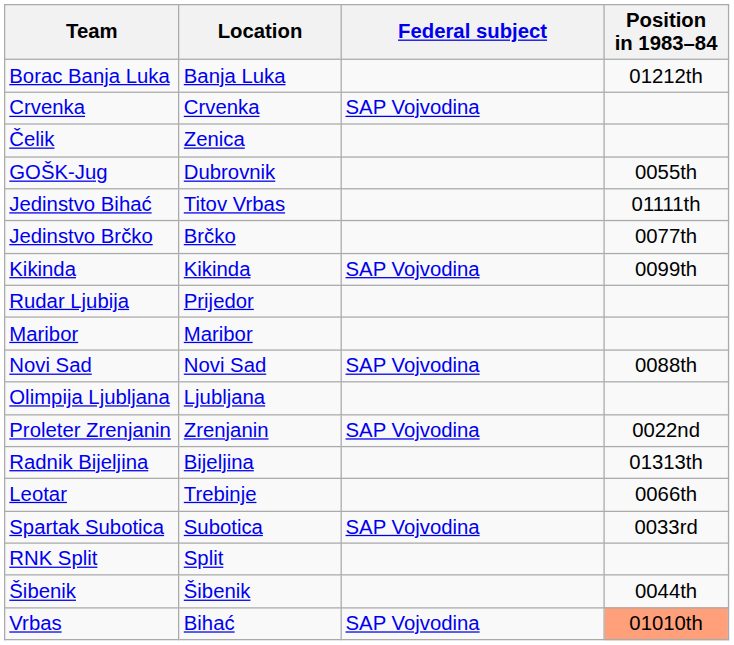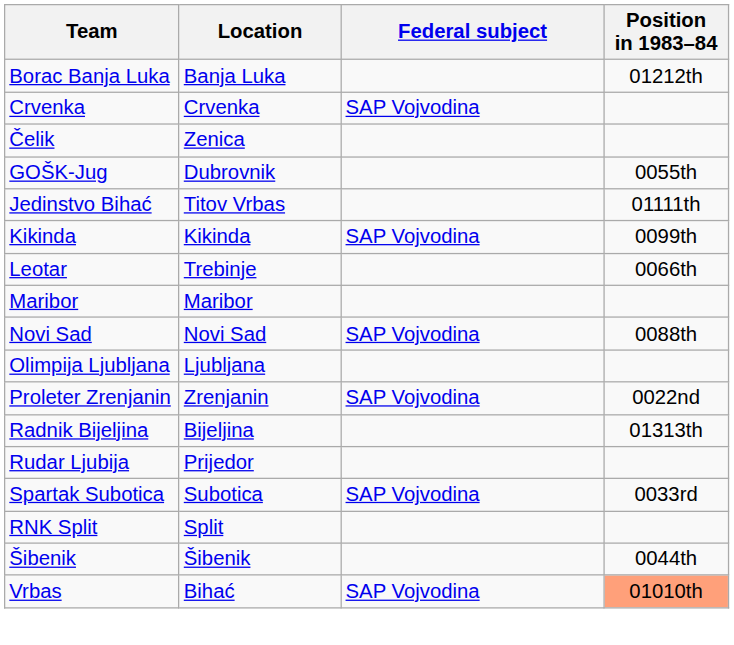- row: (81, 236)
rows swapped: (38, 494) <-> (69, 301)
